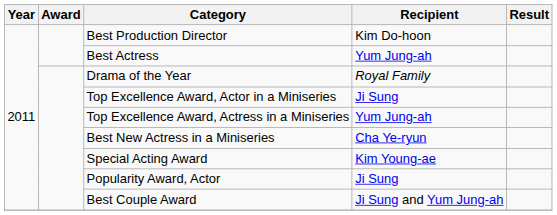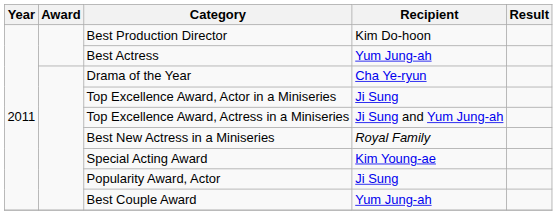(393, 76) Royal Family -> (391, 76) Cha Ye-ryun
(393, 117) Yum Jung-ah -> (429, 117) Ji Sung and Yum Jung-ah
(391, 138) Cha Ye-ryun -> (393, 138) Royal Family
(429, 199) Ji Sung and Yum Jung-ah -> (393, 199) Yum Jung-ah
